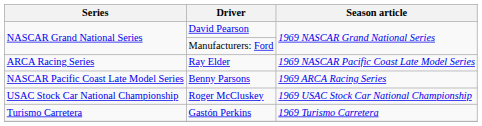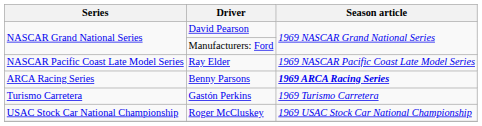(51, 62) ARCA Racing Series -> (95, 62) NASCAR Pacific Coast Late Model Series
(95, 79) NASCAR Pacific Coast Late Model Series -> (51, 79) ARCA Racing Series
(332, 79) normal -> (334, 79) bold
rows swapped: (220, 112) <-> (226, 96)
